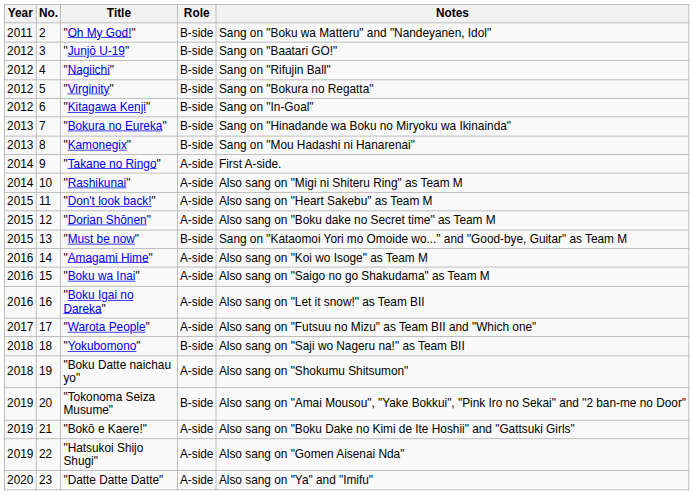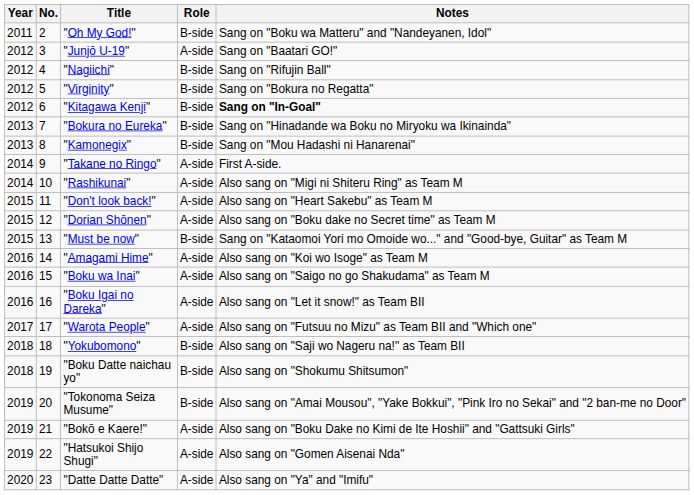(197, 51) B-side -> (197, 51) A-side
(266, 107) normal -> (270, 107) bold
(197, 371) A-side -> (197, 371) B-side
